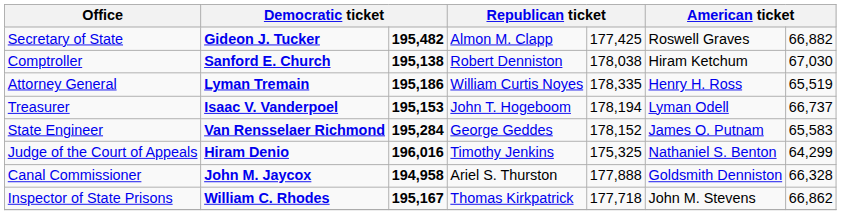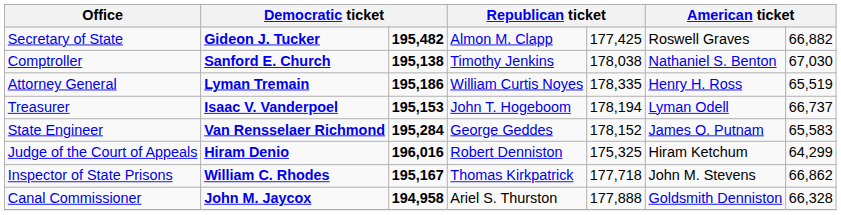(506, 61) Robert Denniston -> (502, 61) Timothy Jenkins
(698, 61) Hiram Ketchum -> (713, 61) Nathaniel S. Benton
(502, 152) Timothy Jenkins -> (506, 152) Robert Denniston
(713, 152) Nathaniel S. Benton -> (698, 152) Hiram Ketchum
rows swapped: (75, 175) <-> (90, 198)
